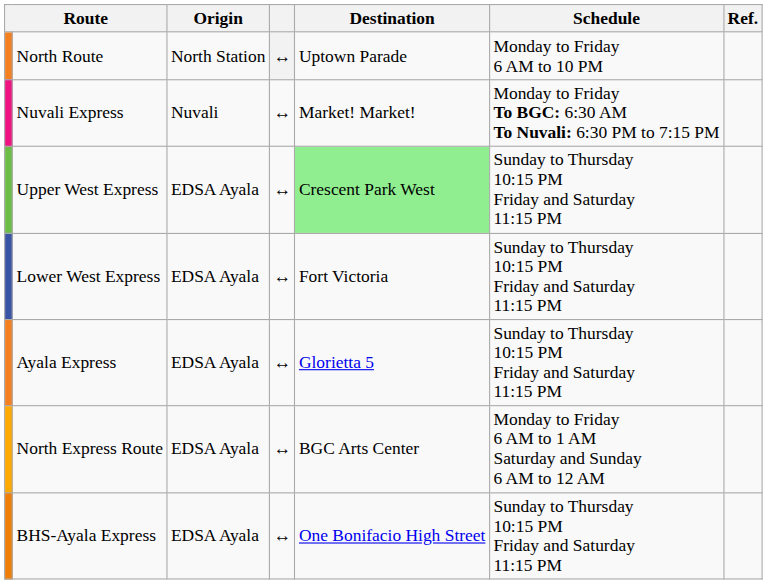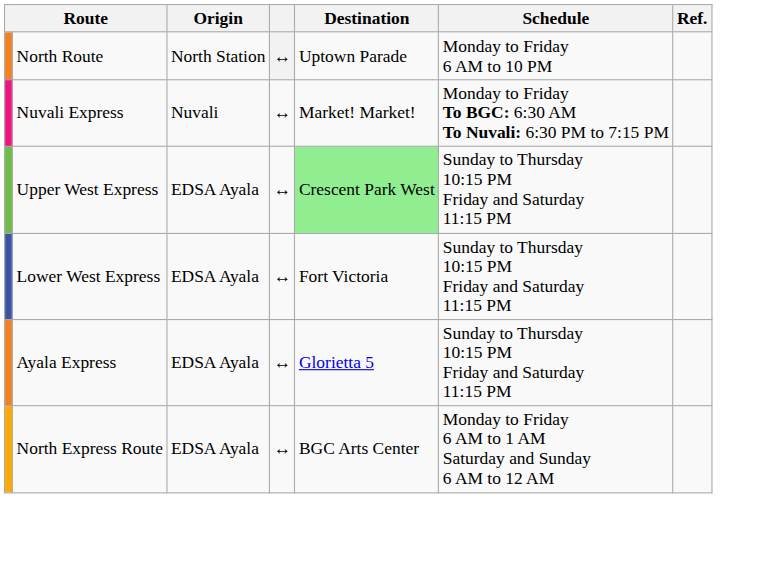- row: (86, 535)
